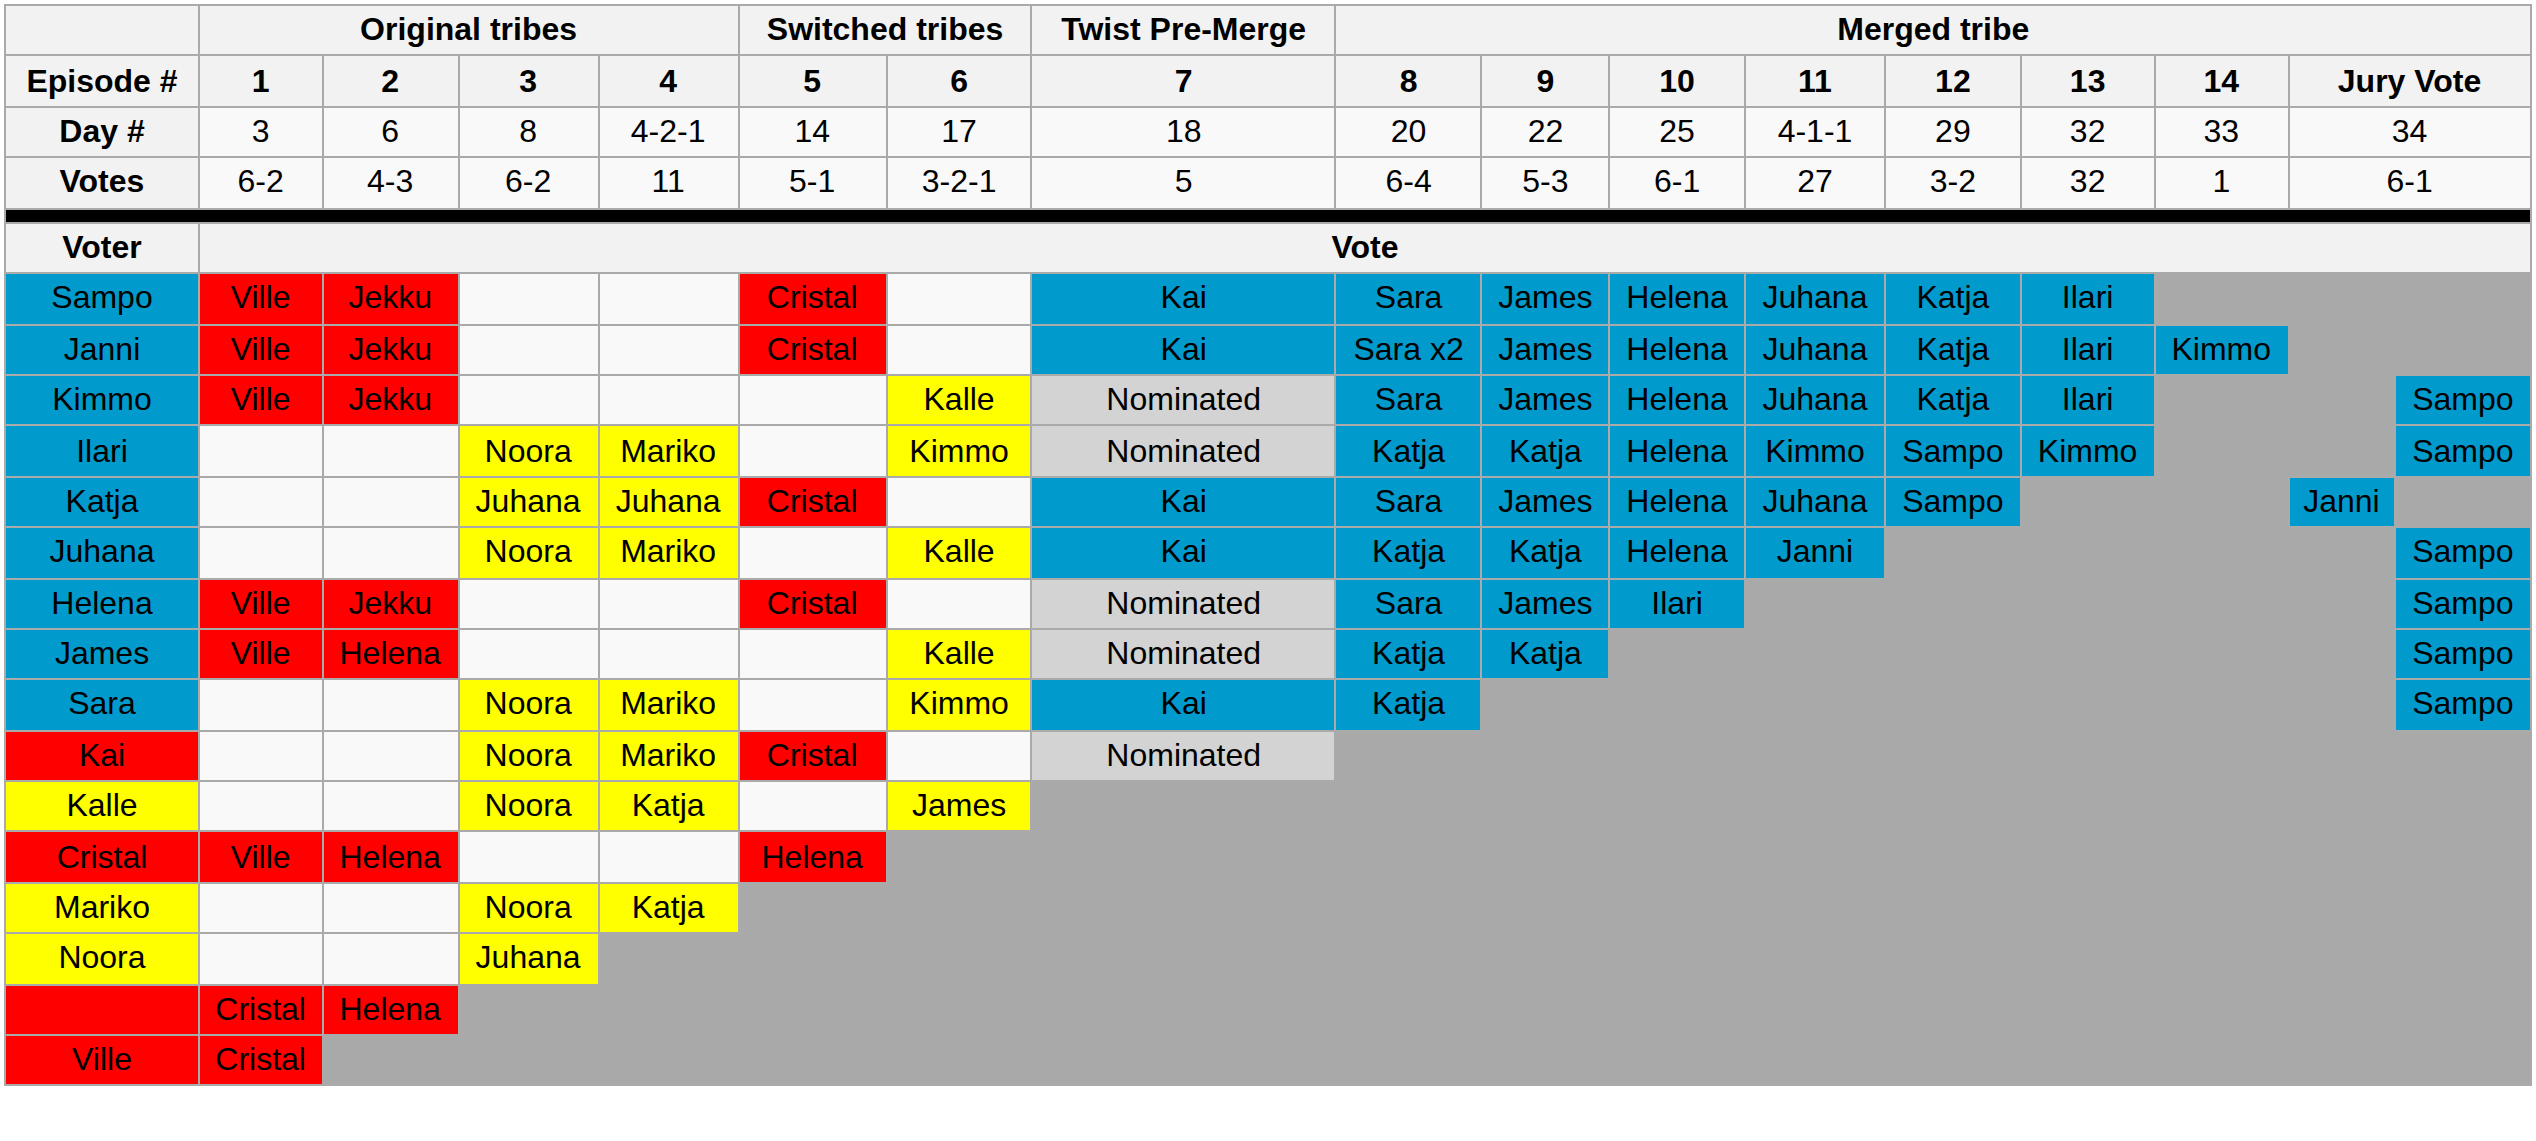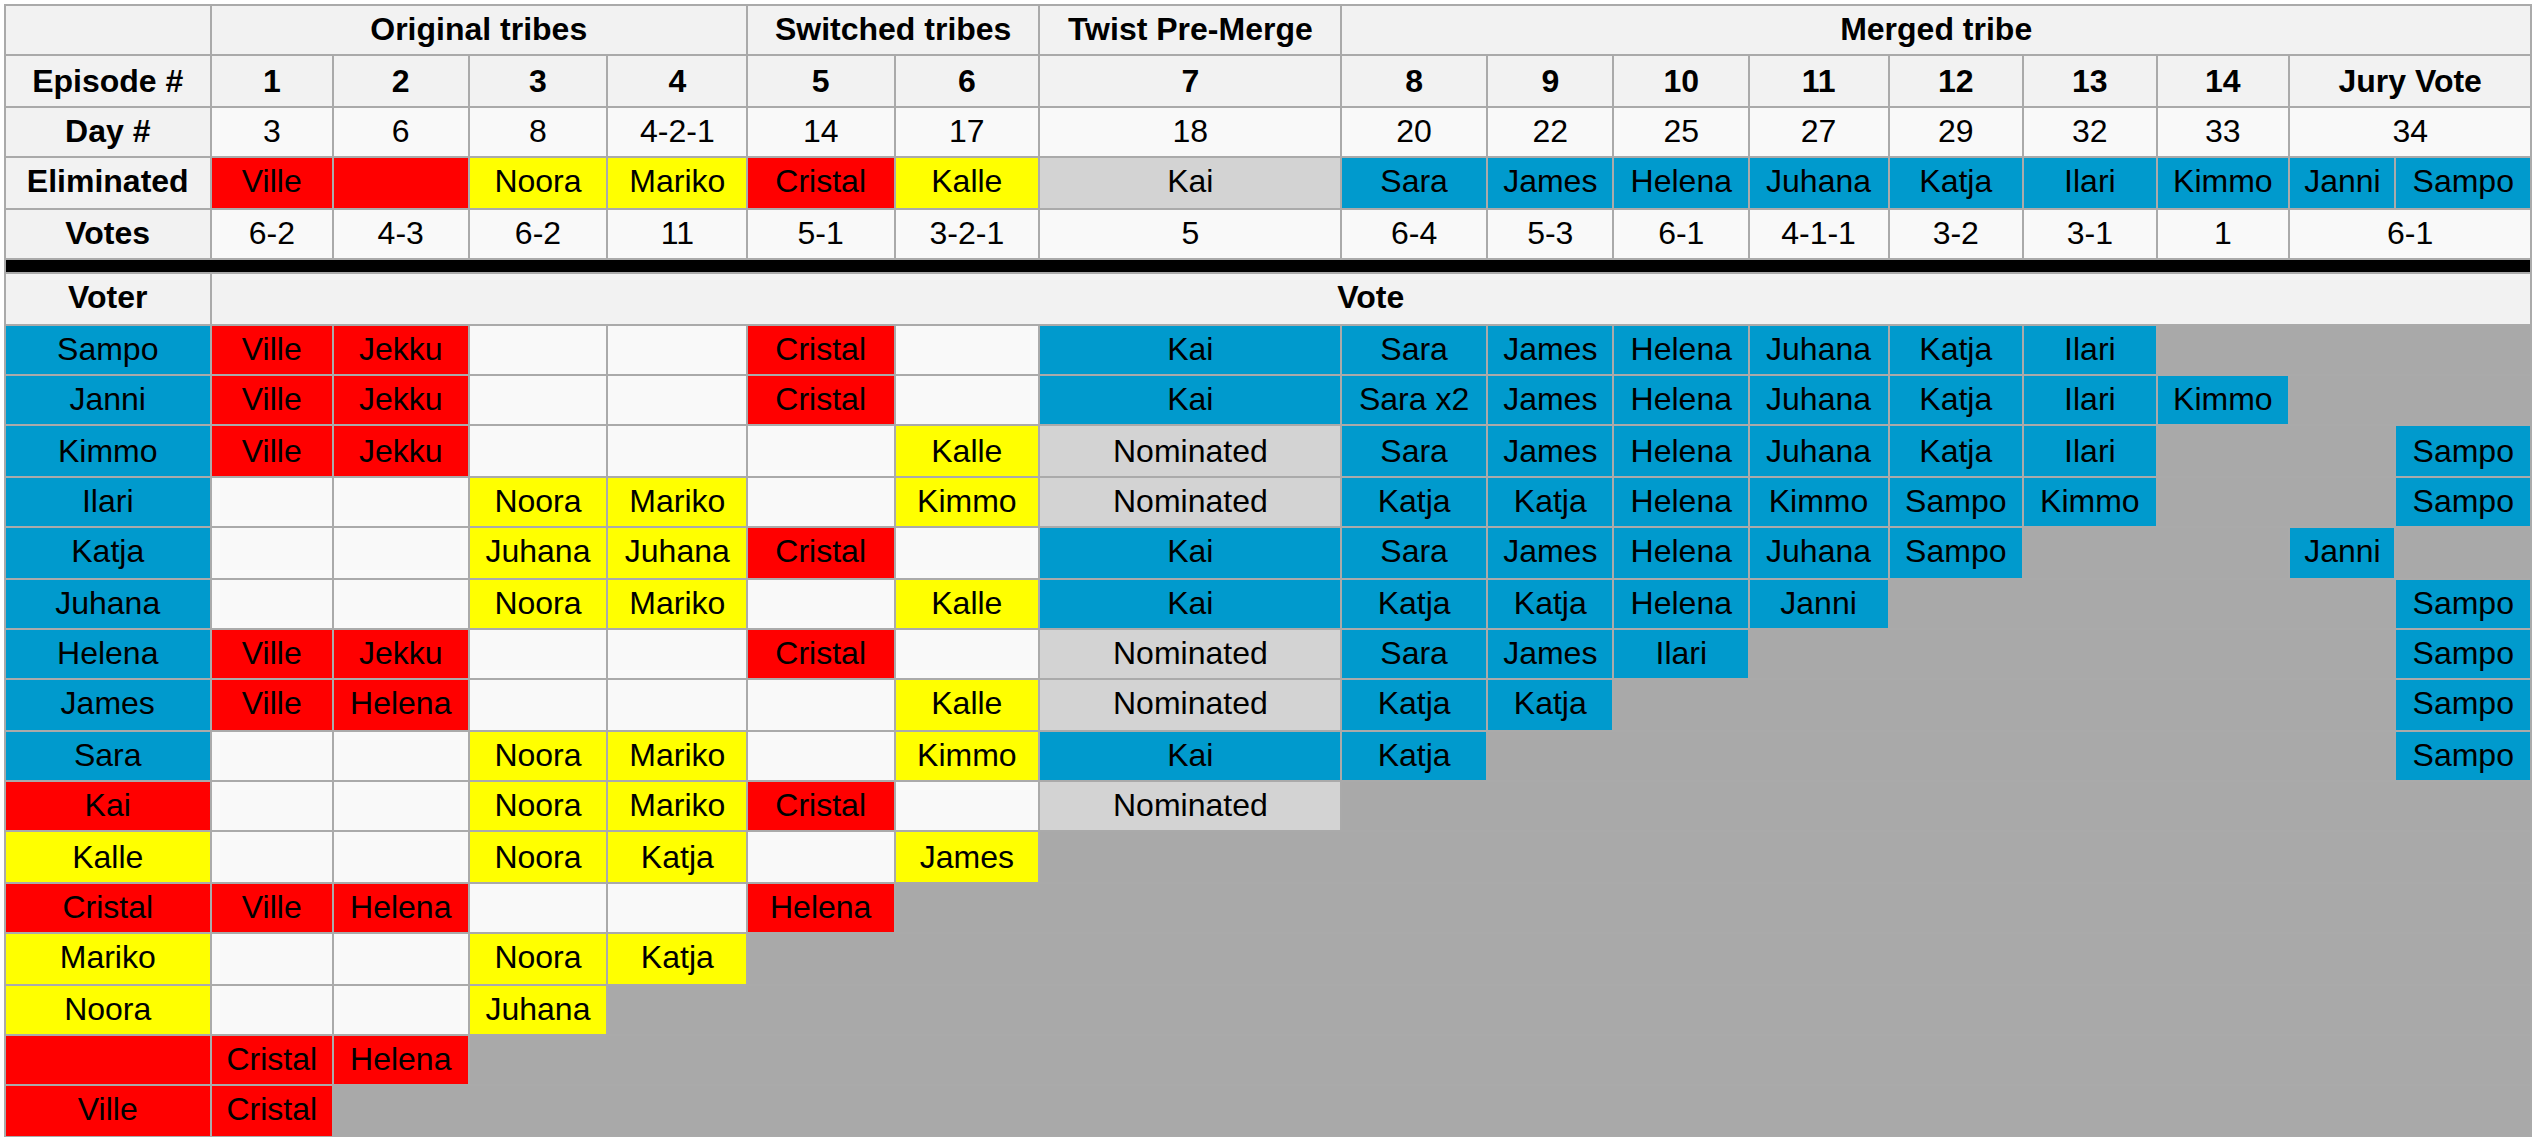(1815, 131) 4-1-1 -> (1819, 131) 27
+ row: (108, 182)
(1815, 182) 27 -> (1819, 232) 4-1-1
(2088, 182) 32 -> (2090, 232) 3-1
